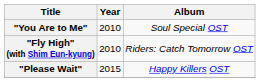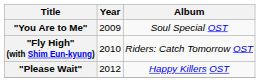(110, 27) 2010 -> (110, 27) 2009
(110, 69) 2015 -> (110, 69) 2012
